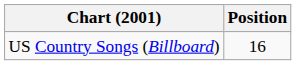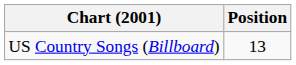(257, 45) 16 -> (257, 45) 13
